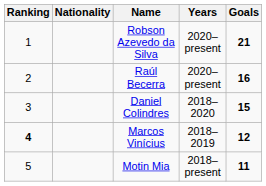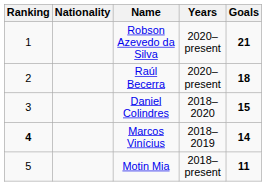(244, 78) 16 -> (244, 78) 18
(244, 137) 12 -> (244, 137) 14
